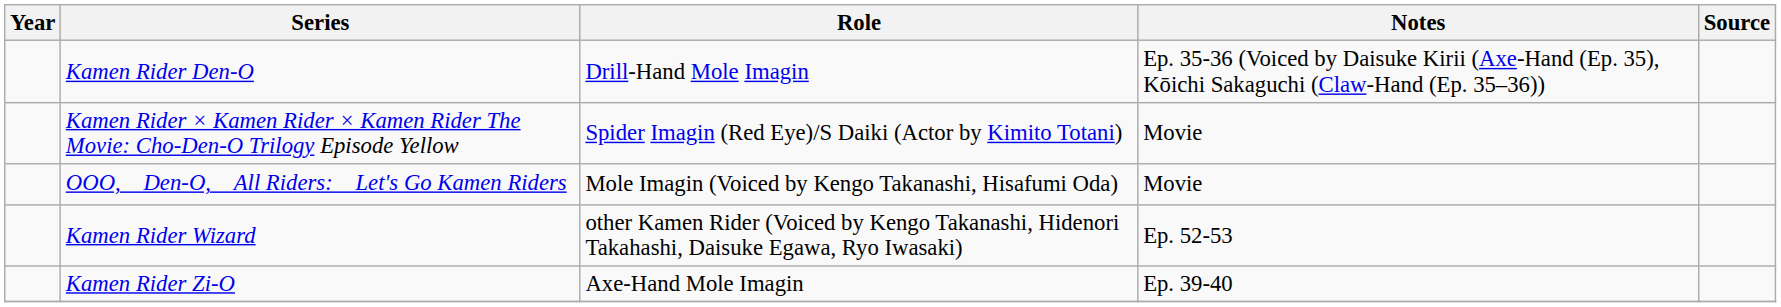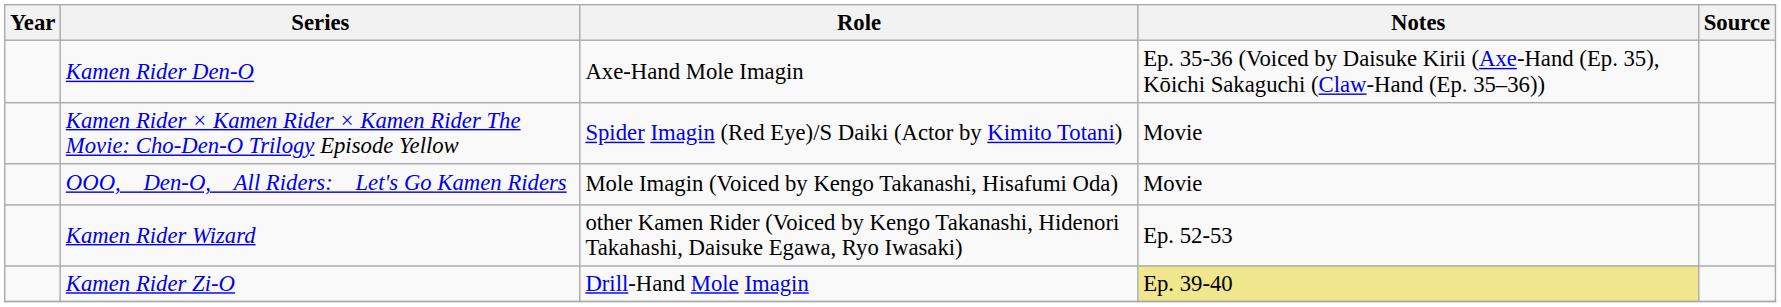(697, 71) Drill-Hand Mole Imagin -> (695, 71) Axe-Hand Mole Imagin
(695, 283) Axe-Hand Mole Imagin -> (697, 283) Drill-Hand Mole Imagin
(1188, 283) no background -> (1188, 283) khaki background
